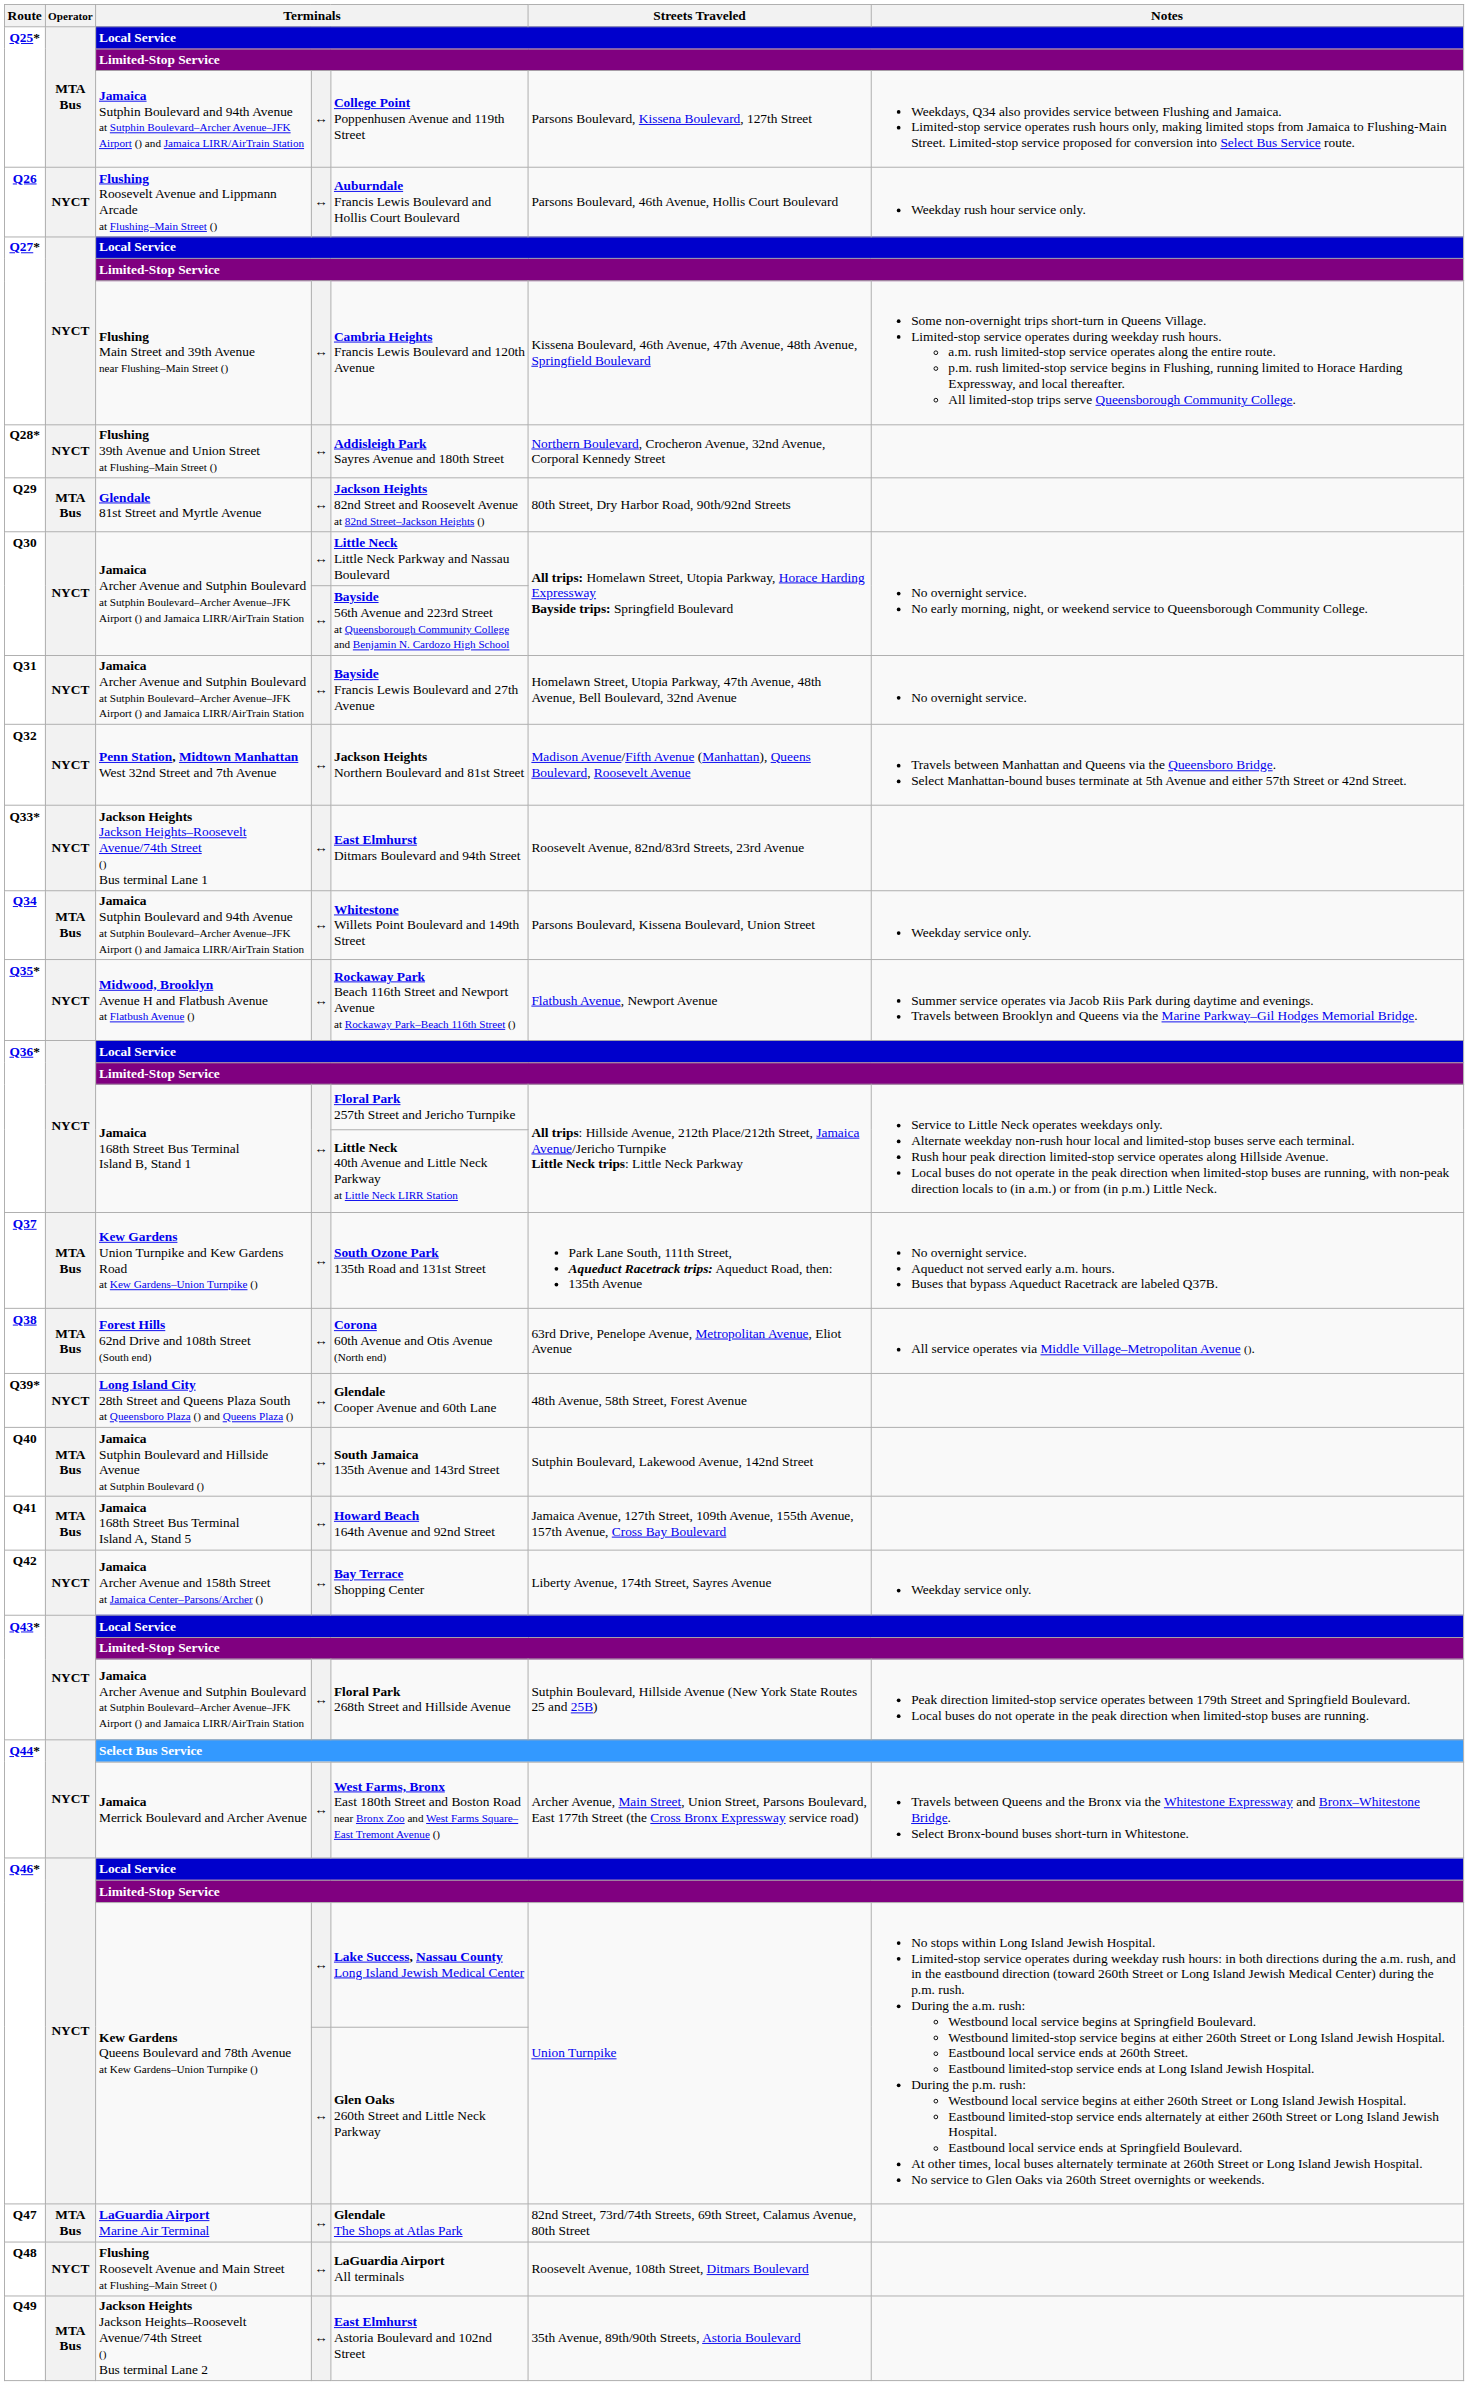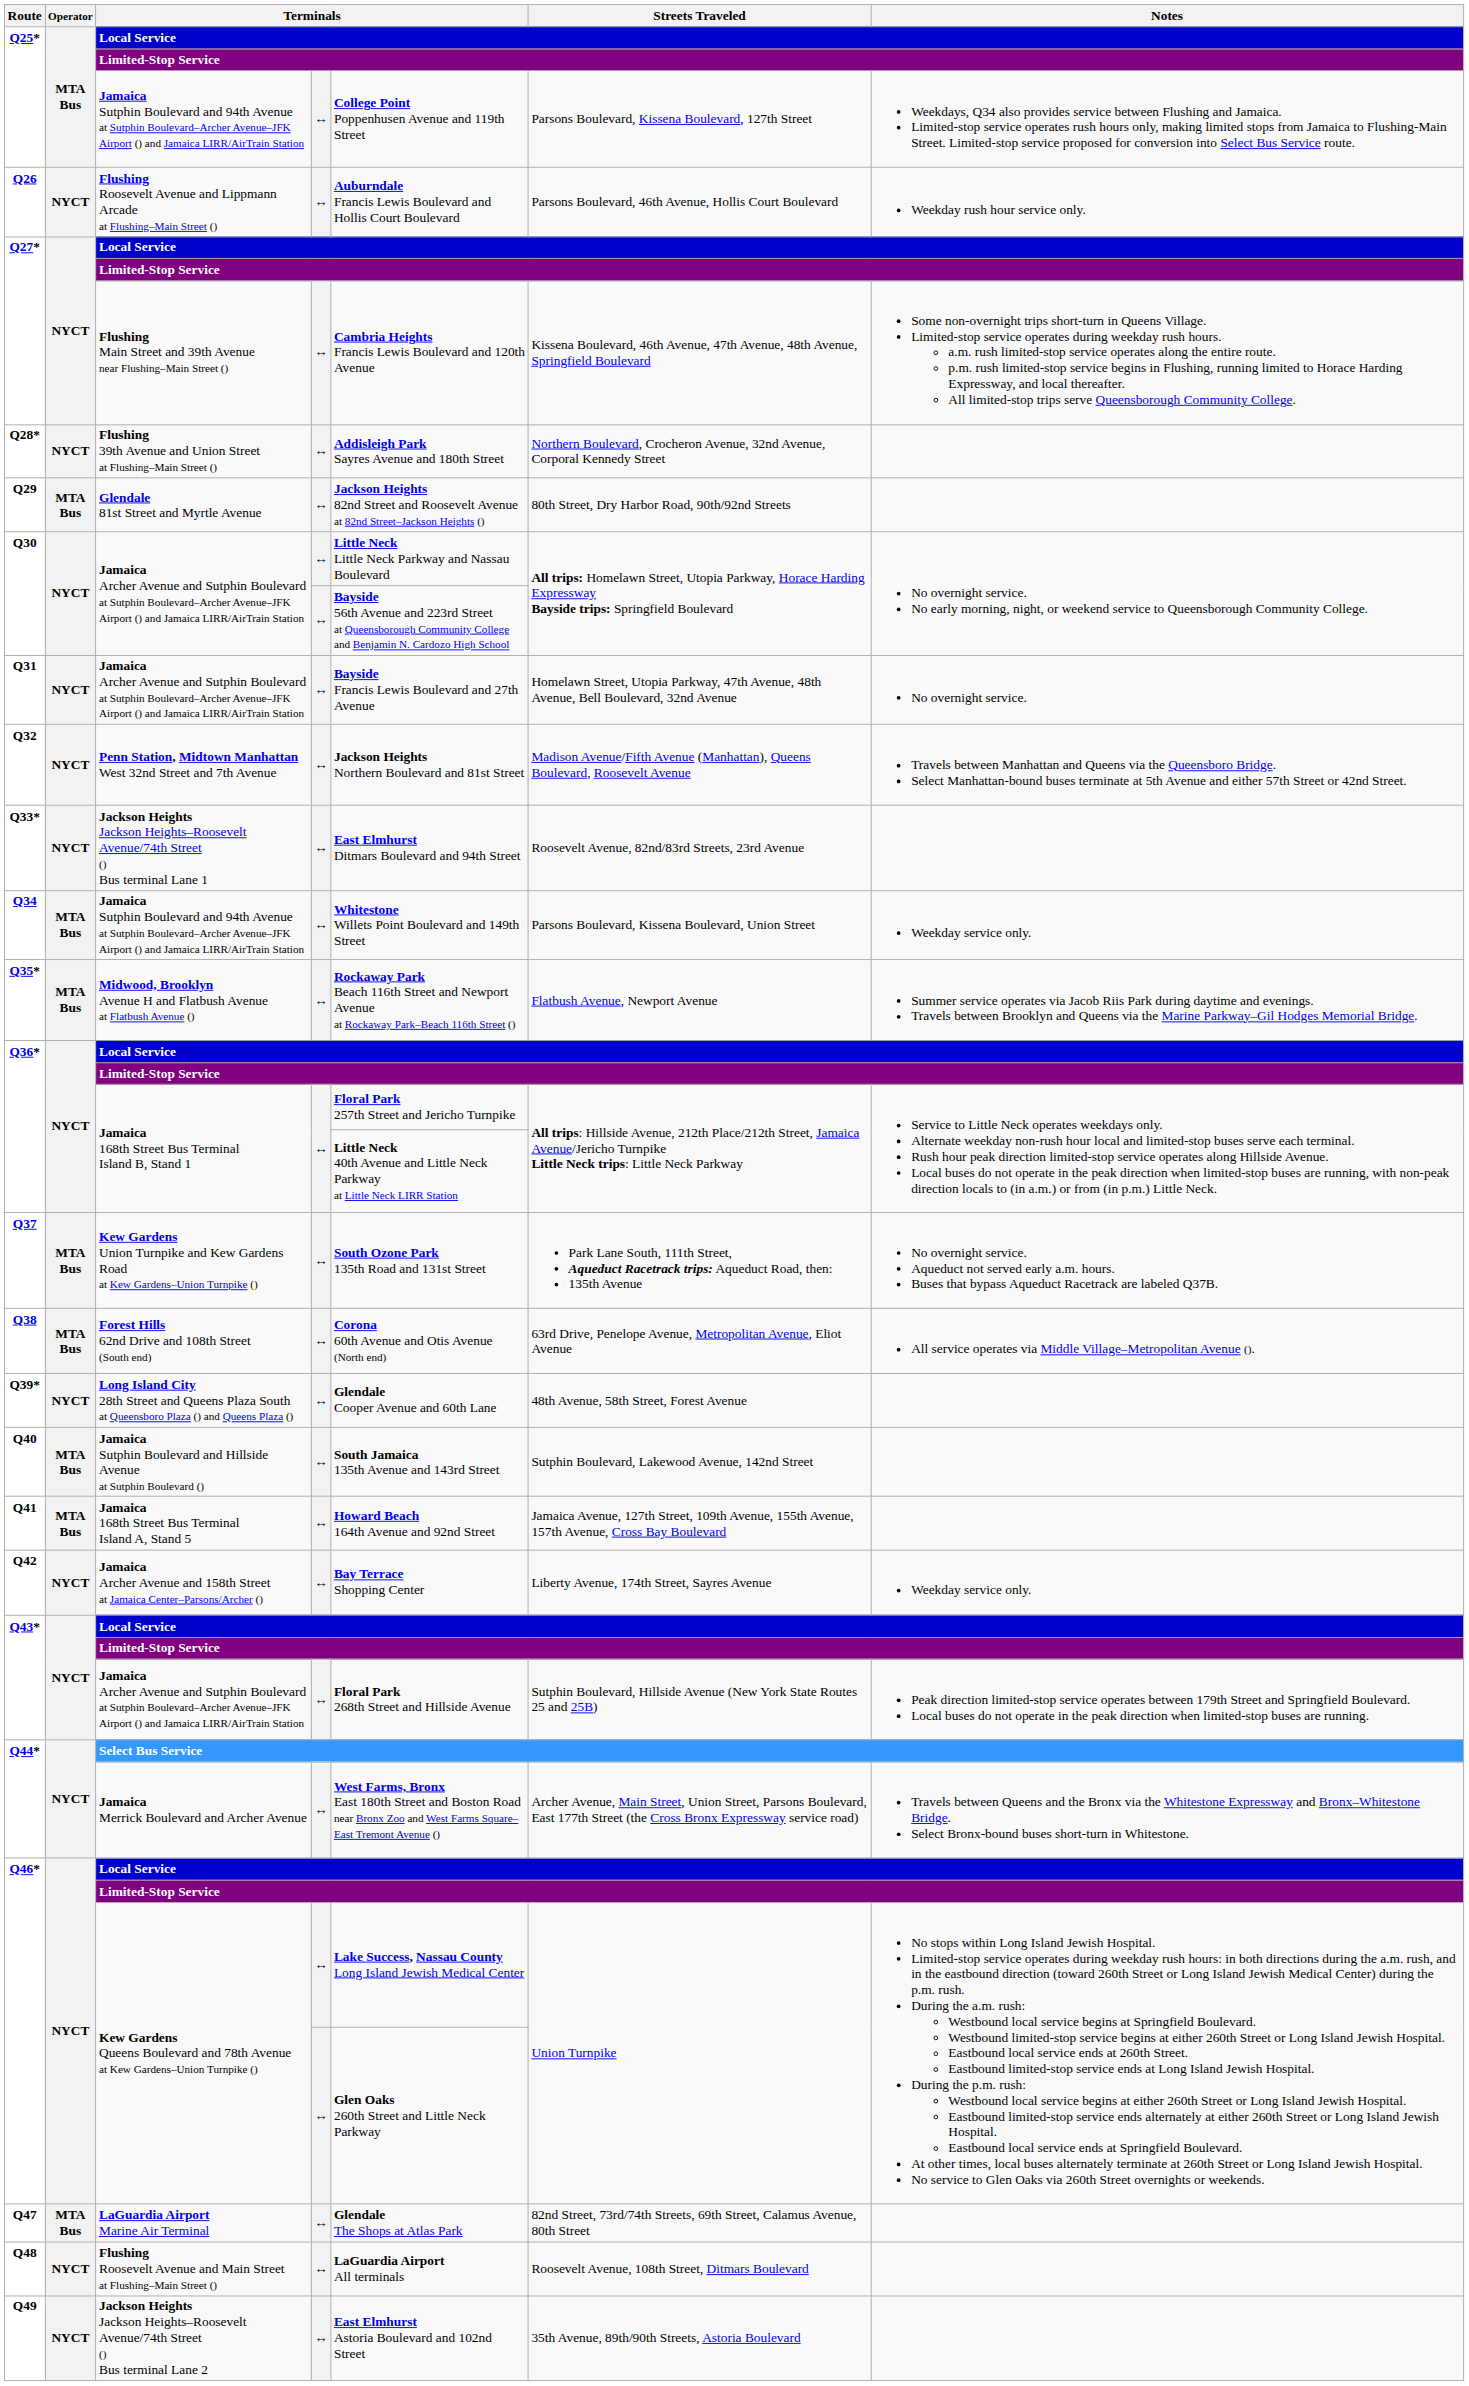(70, 1000) NYCT -> (70, 1000) MTA Bus
(70, 2338) MTA Bus -> (70, 2338) NYCT
